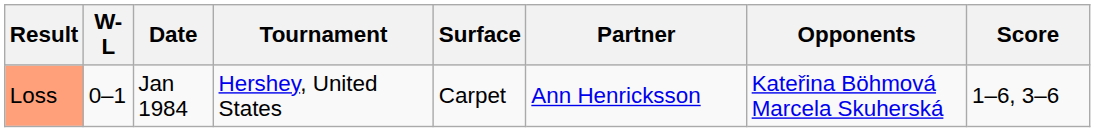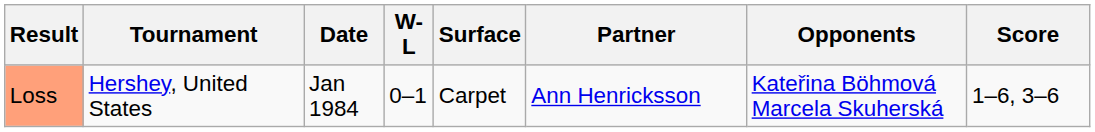columns swapped: (108, 34) <-> (323, 34)
